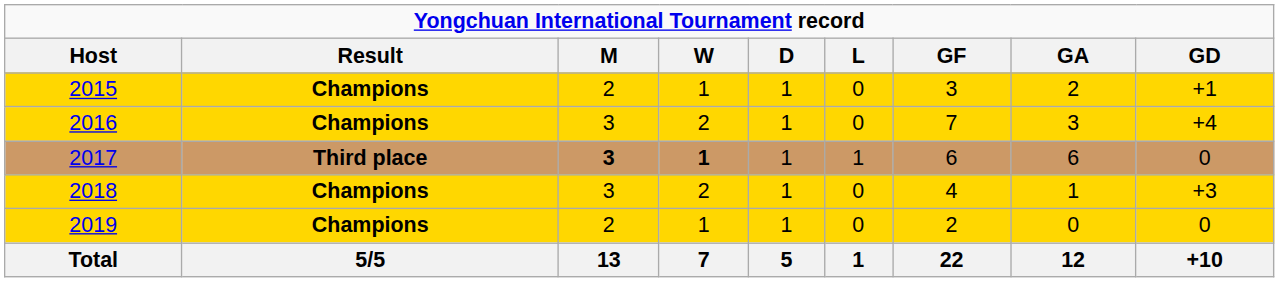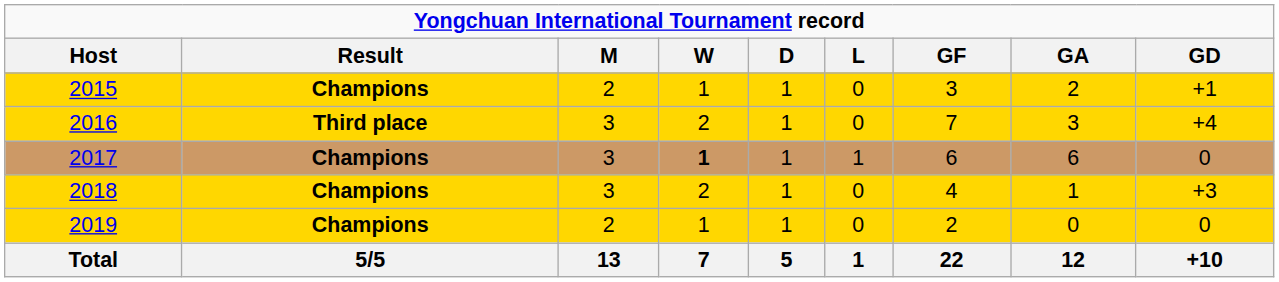(370, 123) Champions -> (370, 123) Third place
(370, 157) Third place -> (370, 157) Champions
(609, 157) bold -> (609, 157) normal
